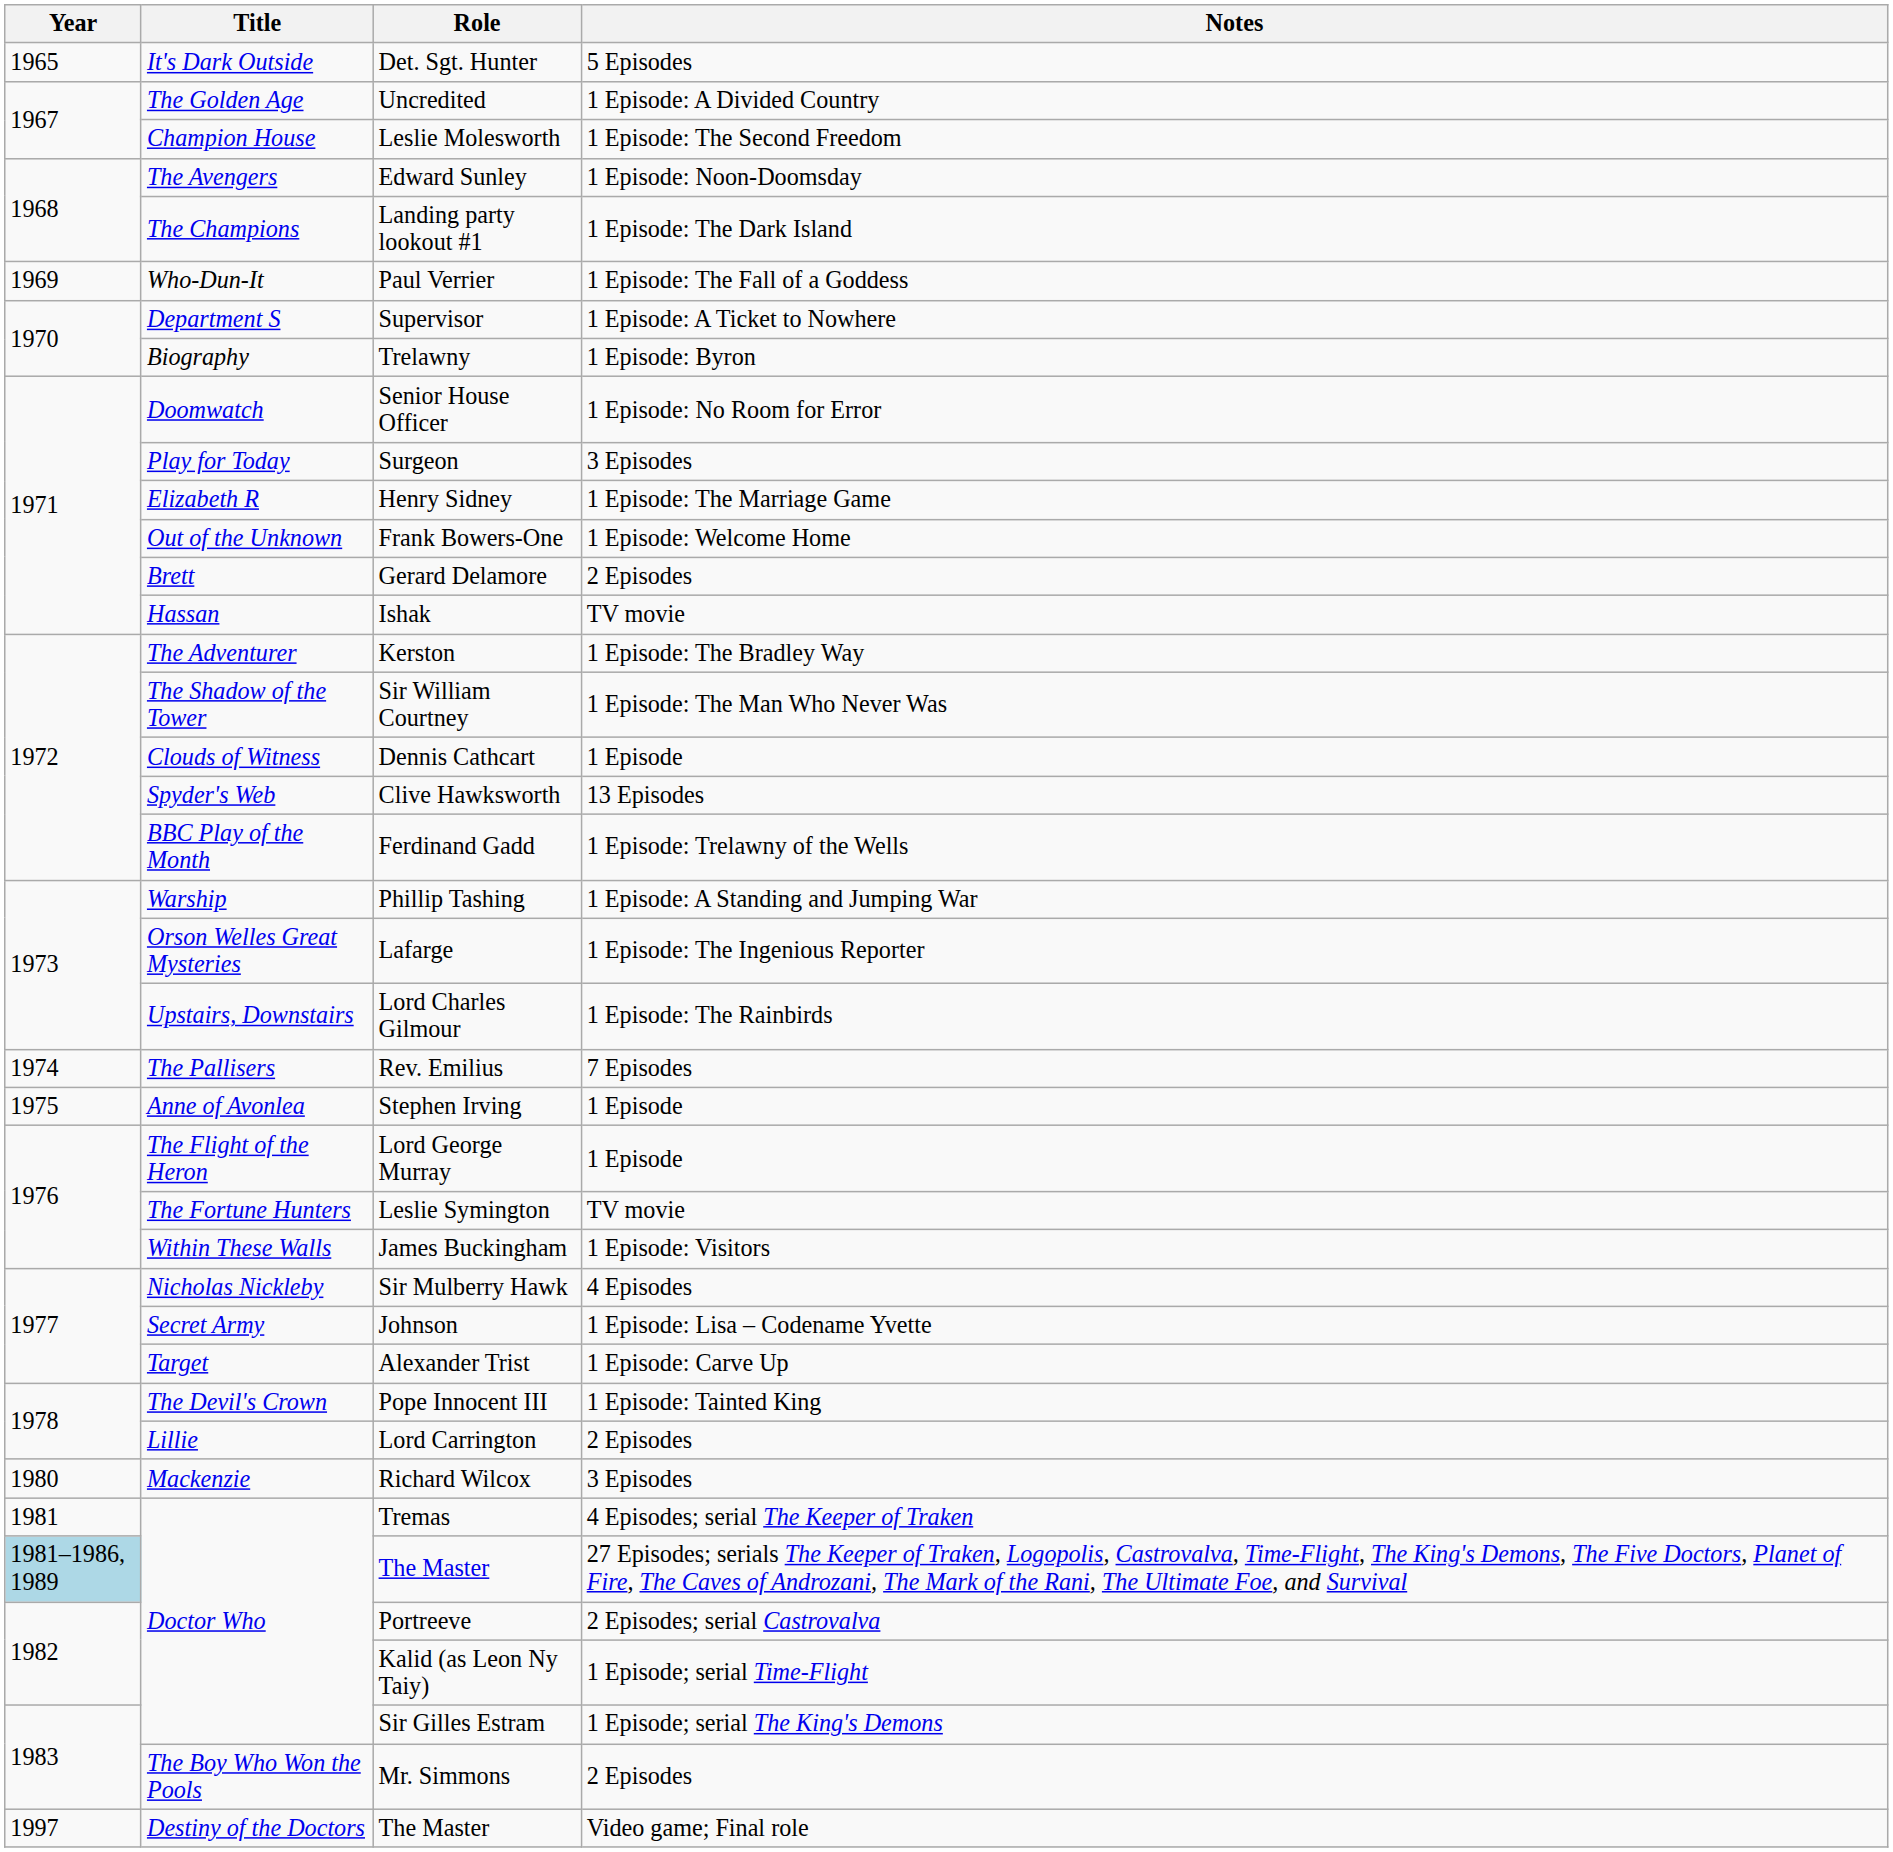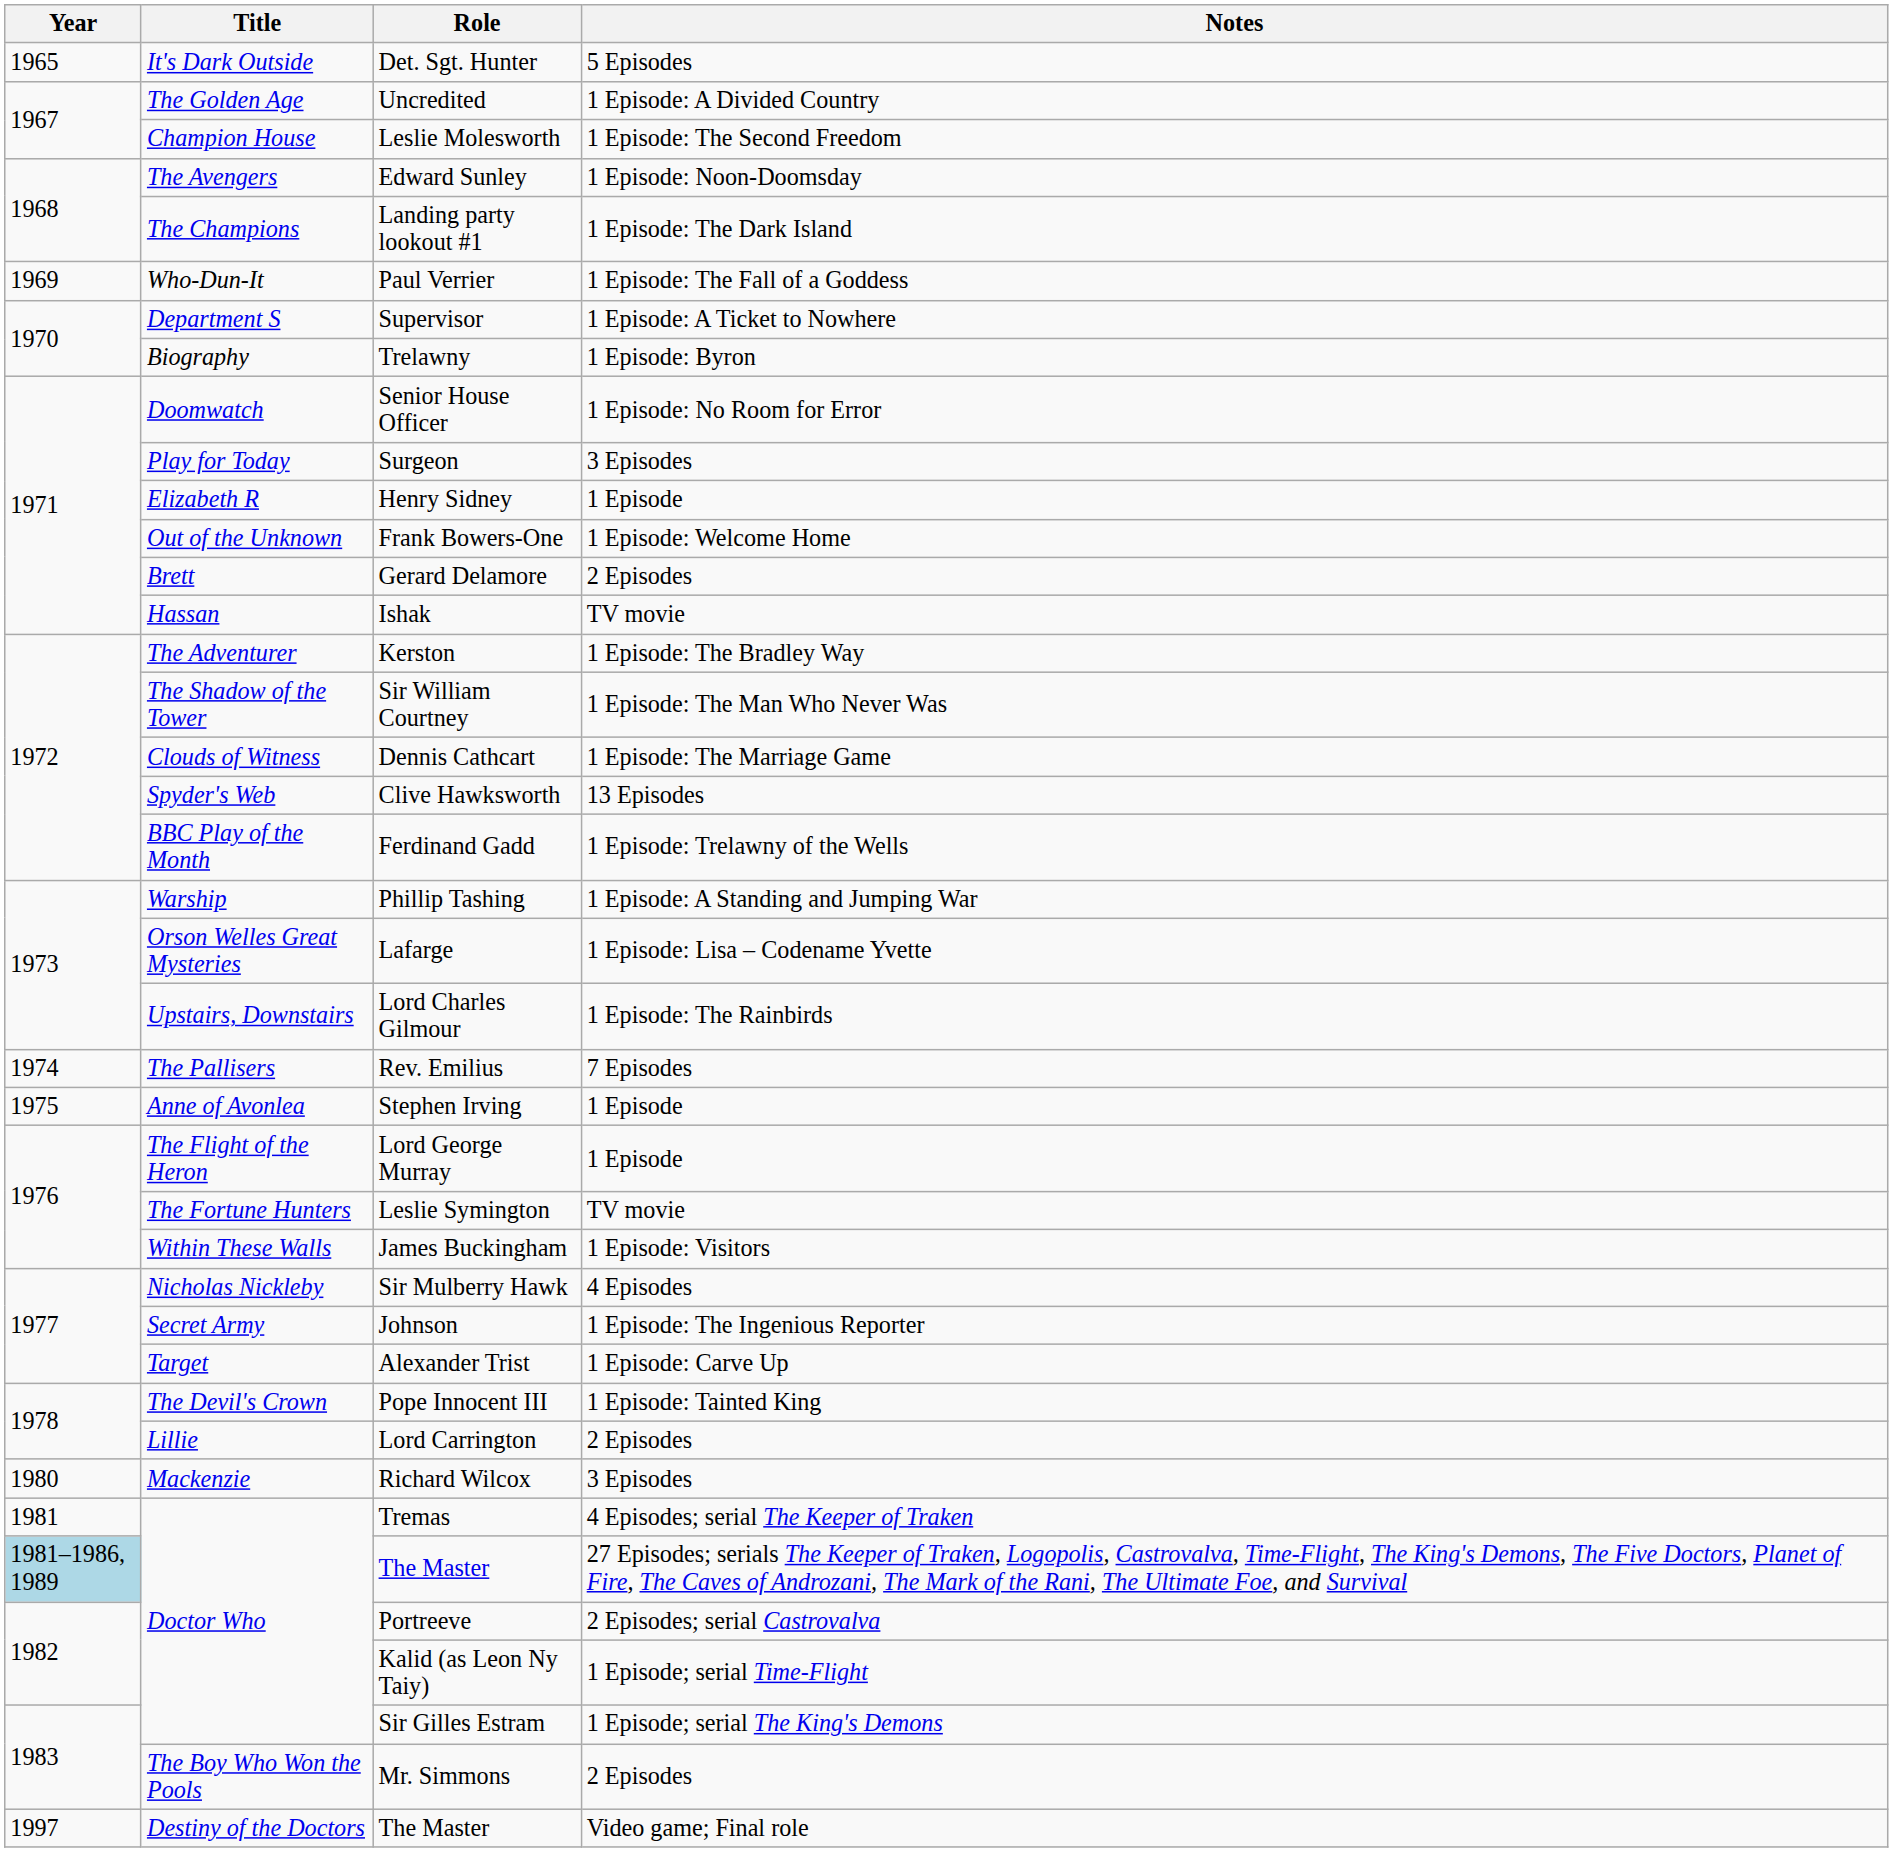(739, 499) 1 Episode: The Marriage Game -> (635, 499) 1 Episode
(635, 756) 1 Episode -> (739, 756) 1 Episode: The Marriage Game
(756, 950) 1 Episode: The Ingenious Reporter -> (759, 950) 1 Episode: Lisa – Codename Yvette
(759, 1325) 1 Episode: Lisa – Codename Yvette -> (756, 1325) 1 Episode: The Ingenious Reporter
